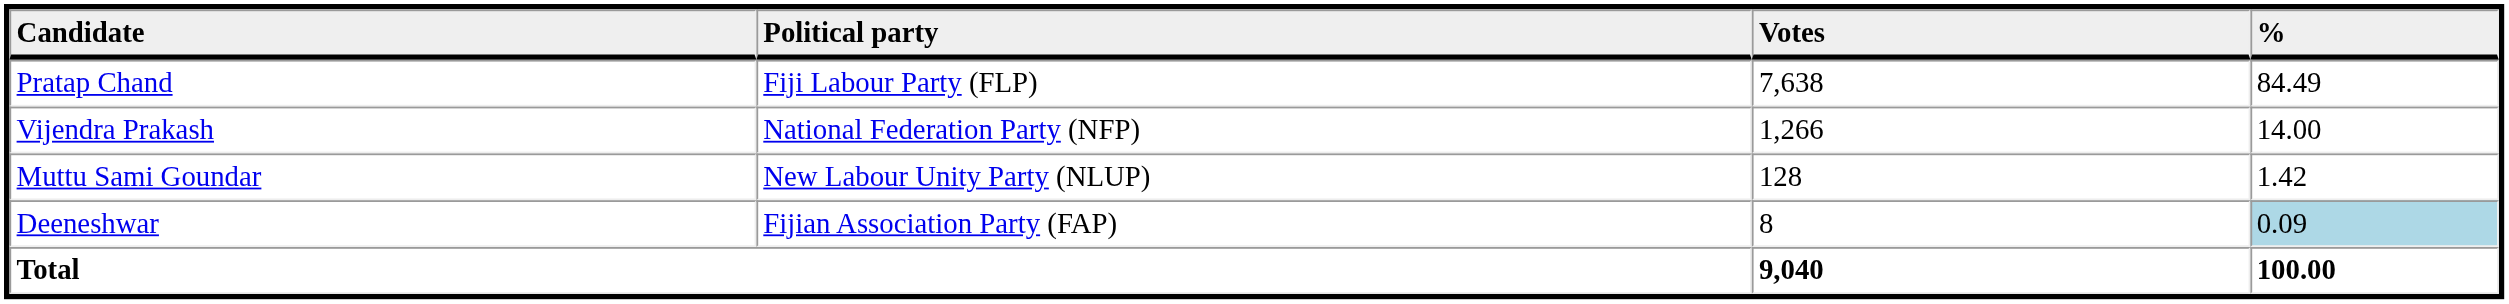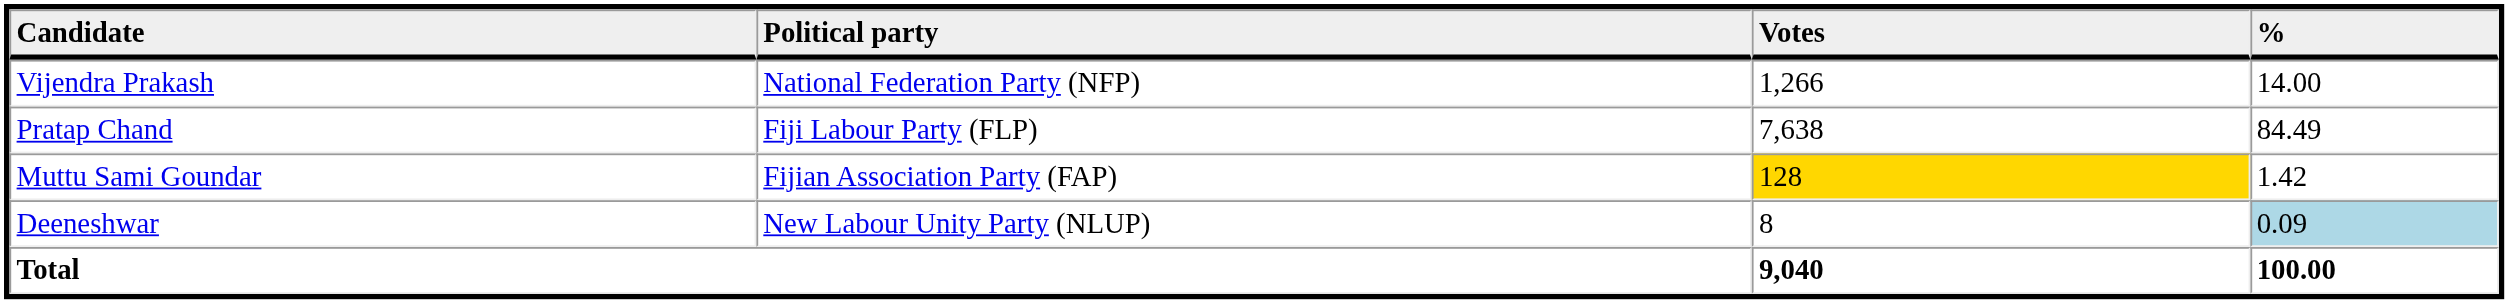rows swapped: (95, 82) <-> (115, 129)
(957, 176) New Labour Unity Party (NLUP) -> (940, 176) Fijian Association Party (FAP)
(1781, 176) no background -> (1781, 176) gold background
(940, 223) Fijian Association Party (FAP) -> (957, 223) New Labour Unity Party (NLUP)
